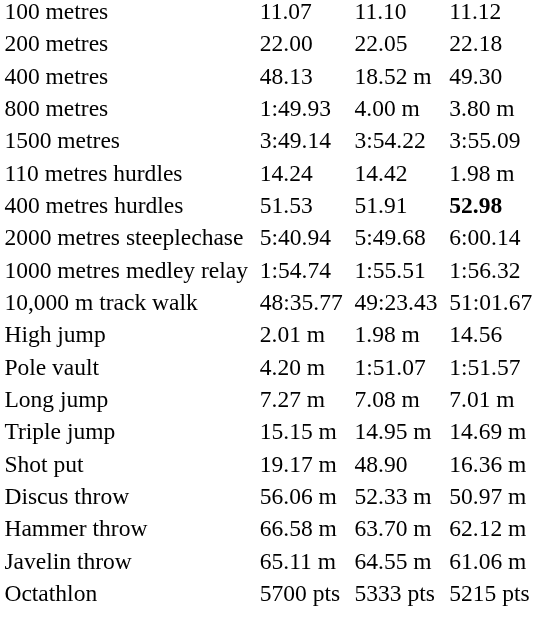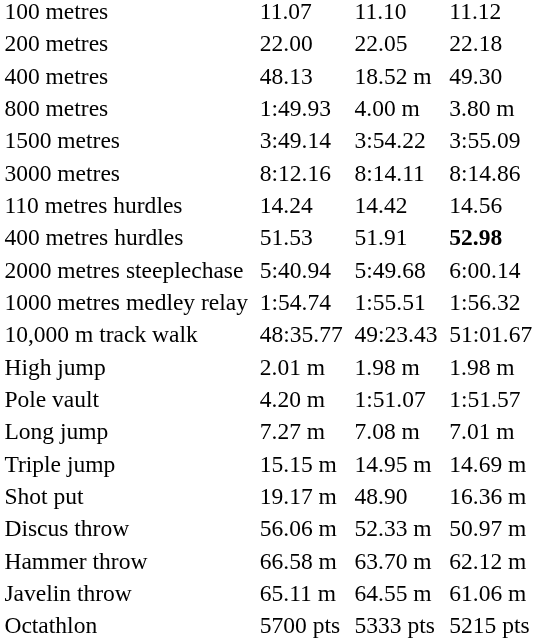+ row: (62, 173)
(482, 173) 1.98 m -> (476, 205) 14.56
(476, 334) 14.56 -> (482, 367) 1.98 m
